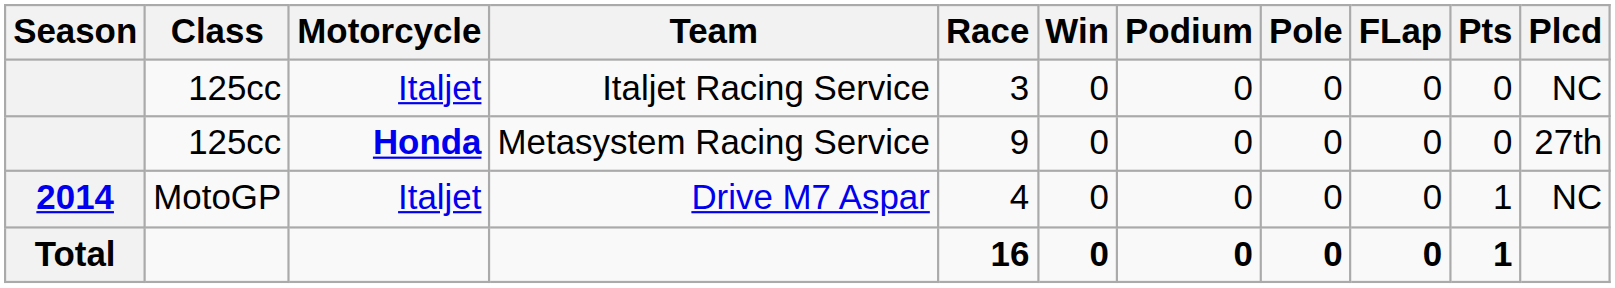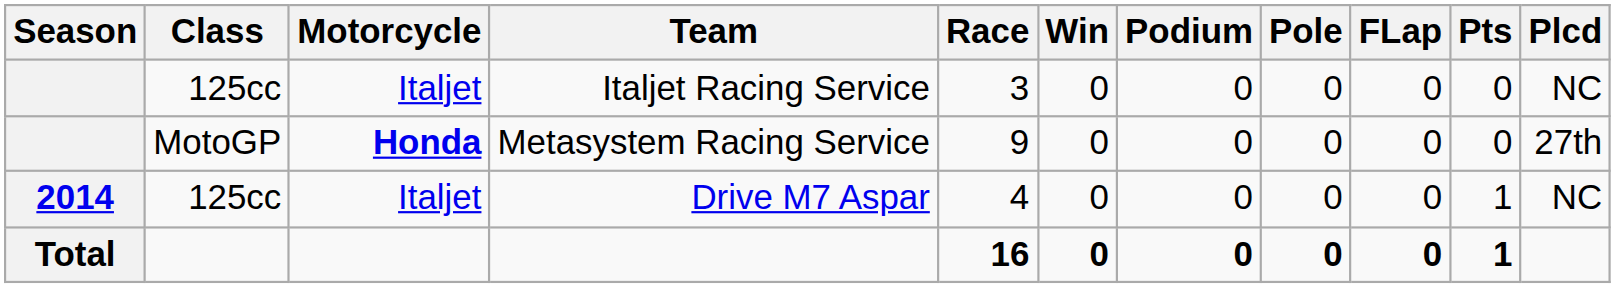(235, 142) 125cc -> (217, 142) MotoGP
(217, 198) MotoGP -> (235, 198) 125cc
